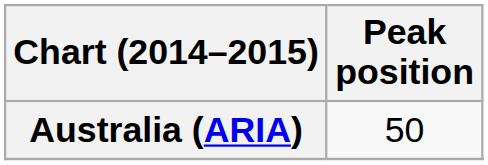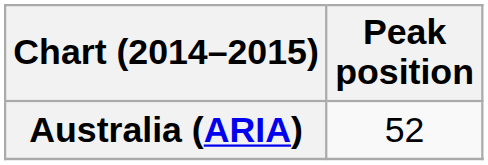(405, 129) 50 -> (405, 129) 52
